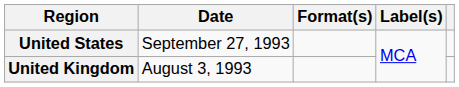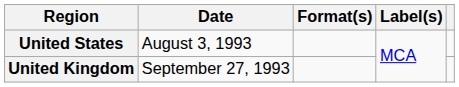(216, 43) September 27, 1993 -> (197, 43) August 3, 1993
(197, 69) August 3, 1993 -> (216, 69) September 27, 1993
